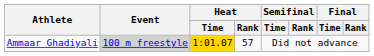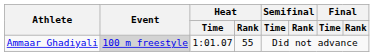(213, 43) gold background -> (213, 43) no background
(248, 43) 57 -> (248, 43) 55
